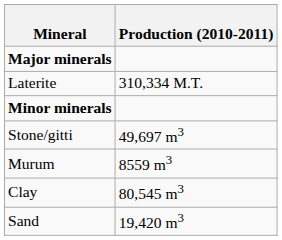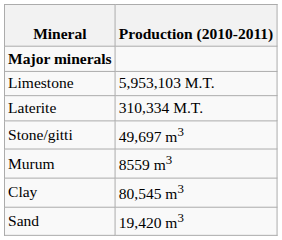+ row: (41, 83)
- row: (60, 108)
